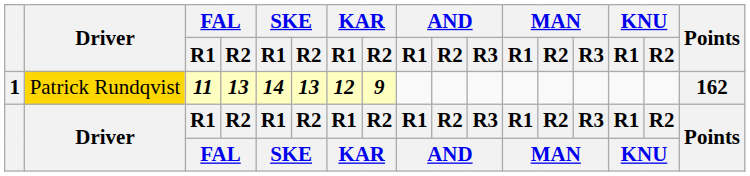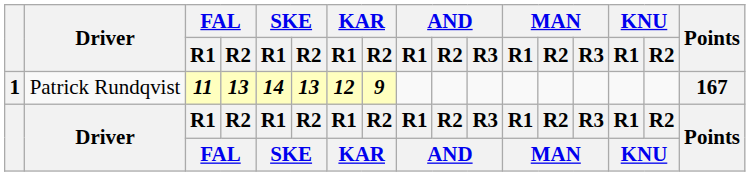(105, 87) gold background -> (105, 87) no background
(712, 87) 162 -> (712, 87) 167
